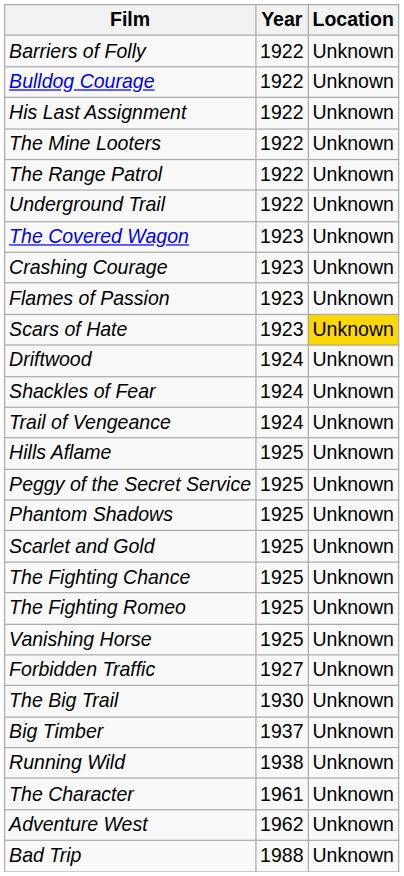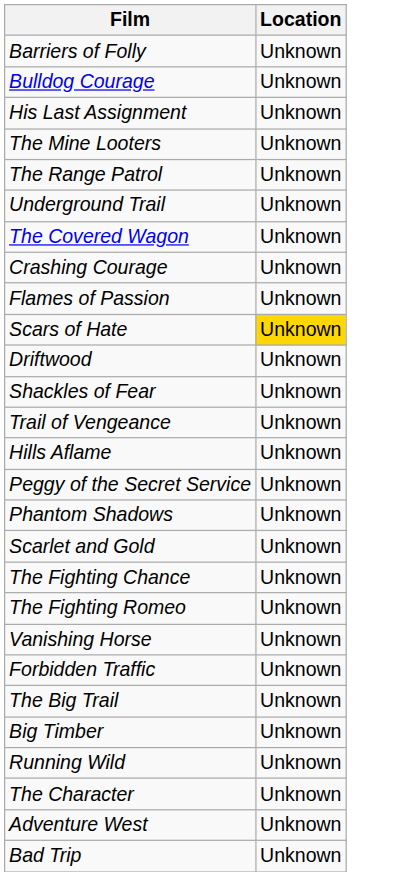- column: (282, 19)
